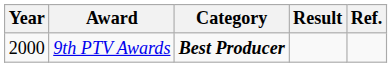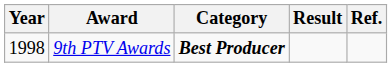(27, 47) 2000 -> (27, 47) 1998
